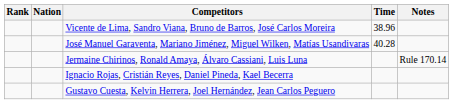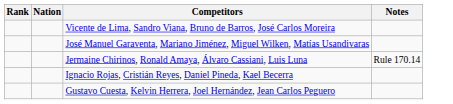- column: (384, 12)
